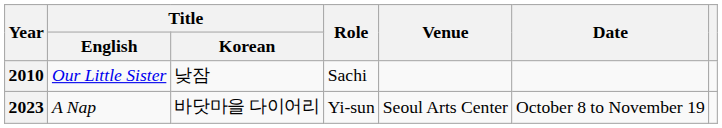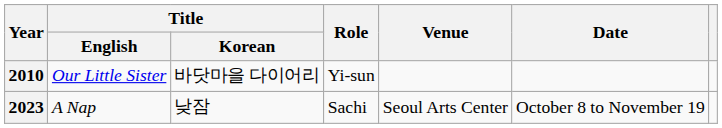(192, 75) 낮잠 -> (247, 75) 바닷마을 다이어리
(347, 75) Sachi -> (351, 75) Yi-sun
(247, 106) 바닷마을 다이어리 -> (192, 106) 낮잠
(351, 107) Yi-sun -> (347, 107) Sachi
